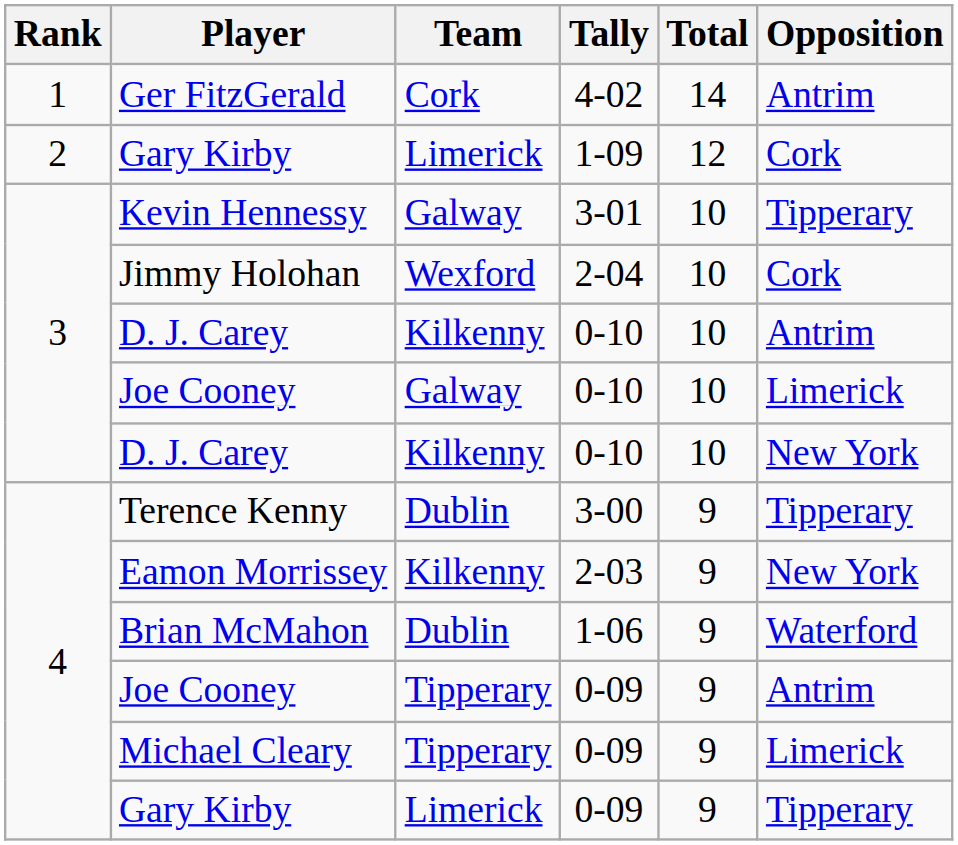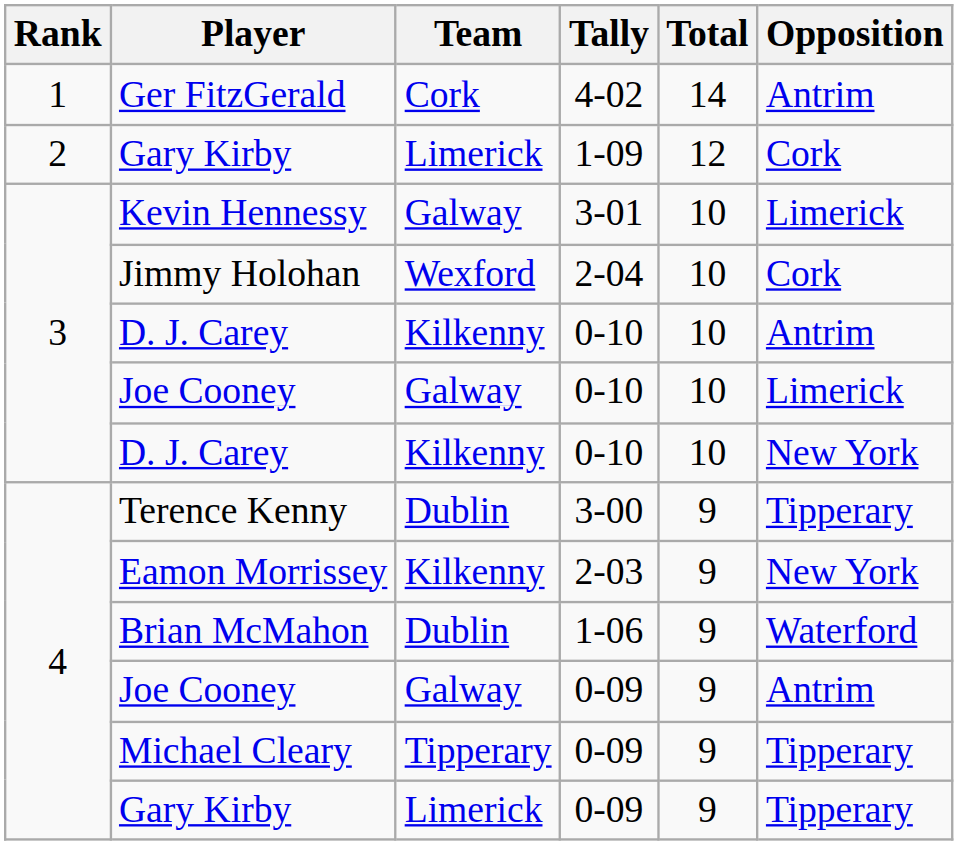(839, 213) Tipperary -> (835, 213) Limerick
(478, 690) Tipperary -> (463, 690) Galway
(835, 749) Limerick -> (839, 749) Tipperary
